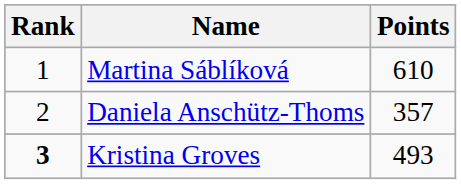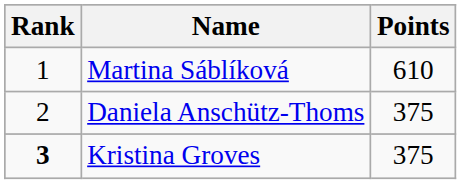(413, 112) 357 -> (413, 112) 375
(413, 155) 493 -> (413, 155) 375
